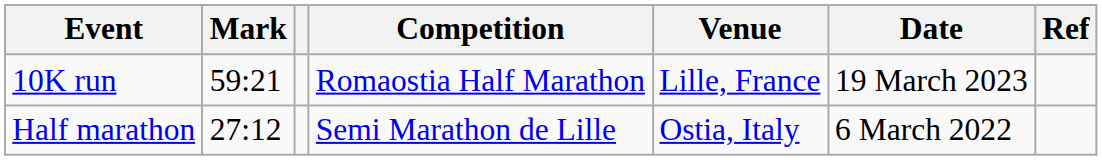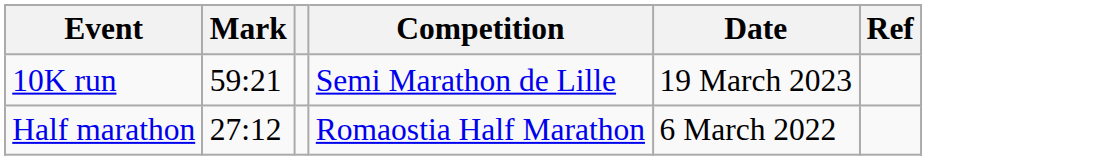- column: (740, 29)
(480, 79) Romaostia Half Marathon -> (466, 79) Semi Marathon de Lille
(466, 129) Semi Marathon de Lille -> (480, 129) Romaostia Half Marathon
